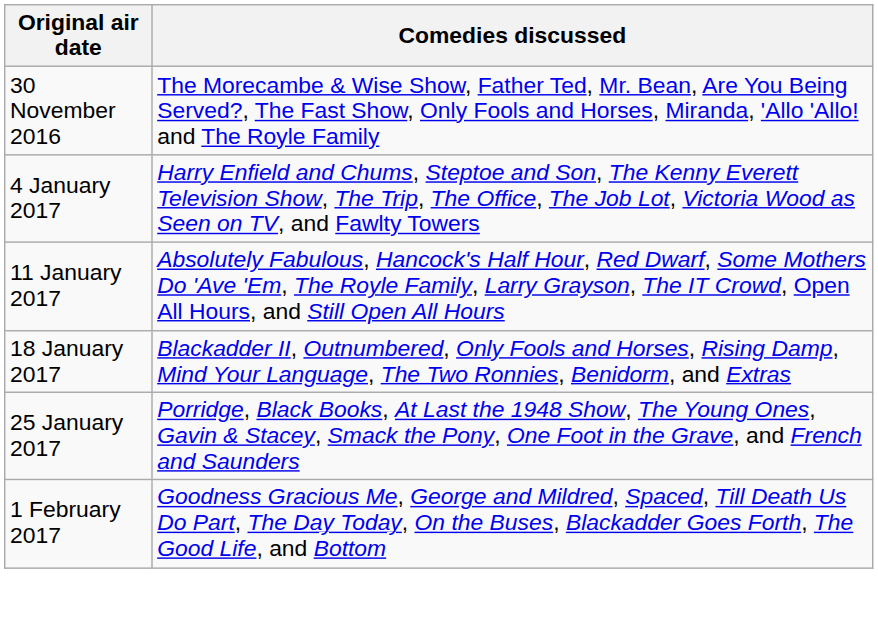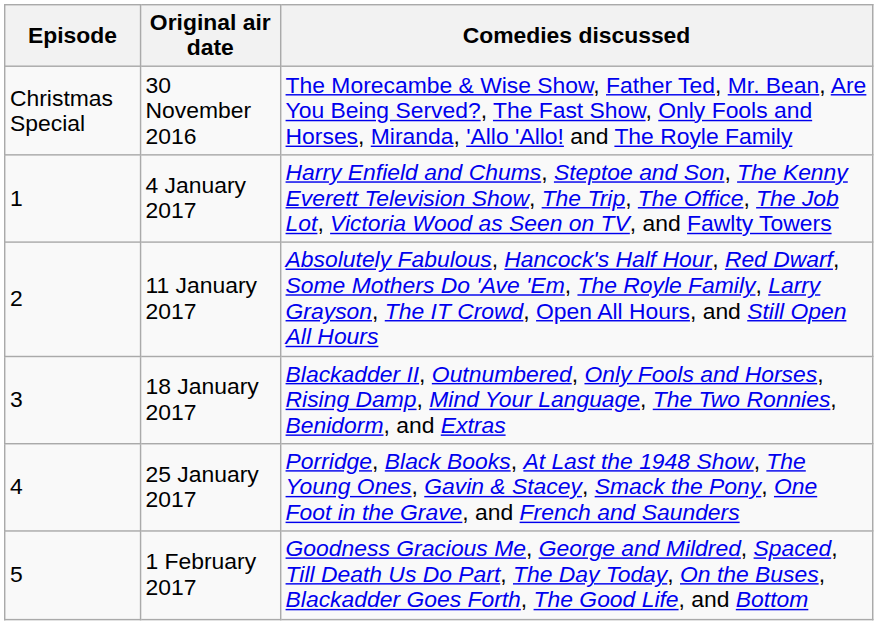+ column: (72, 35)
